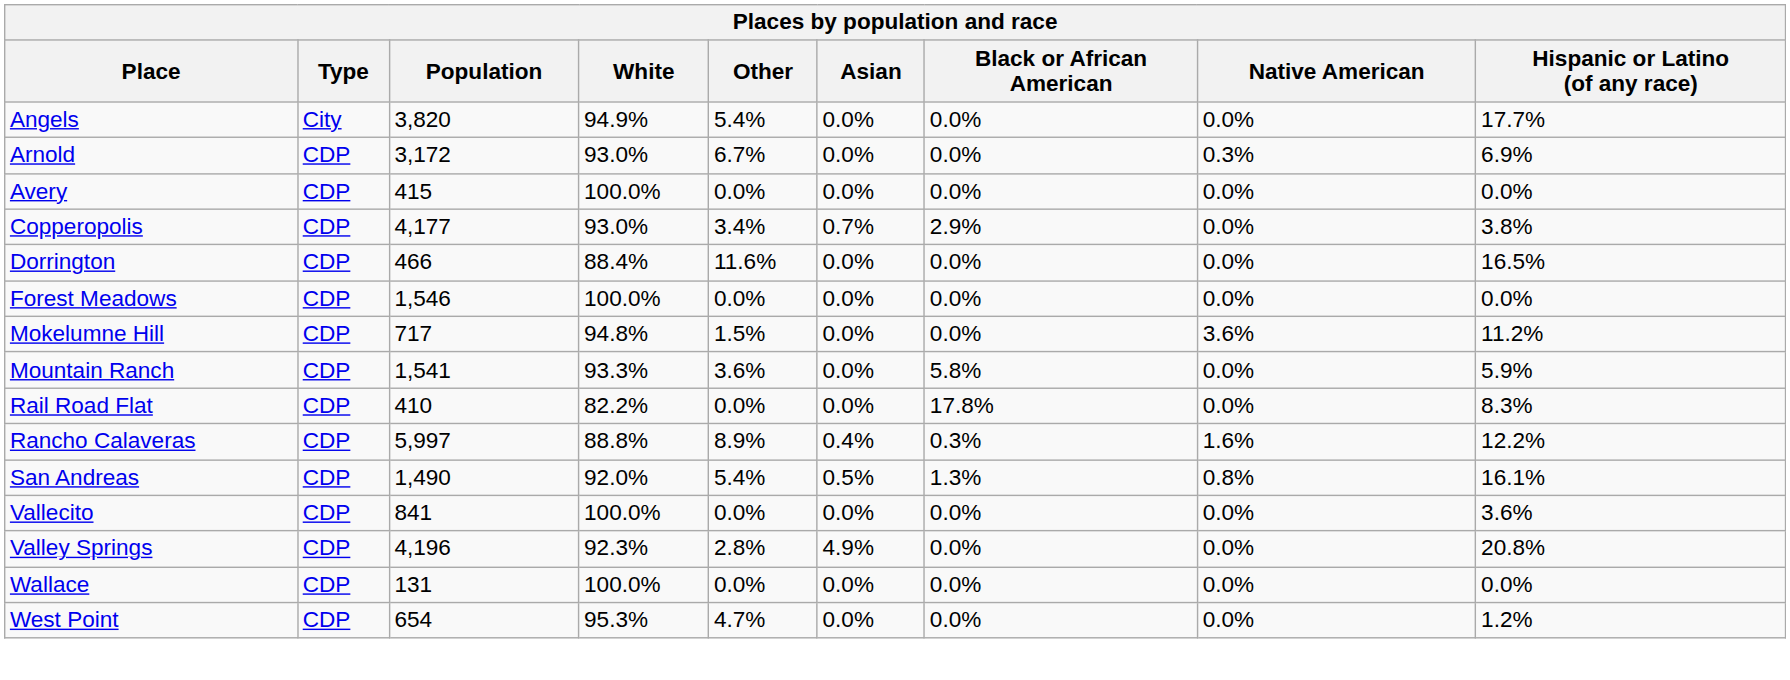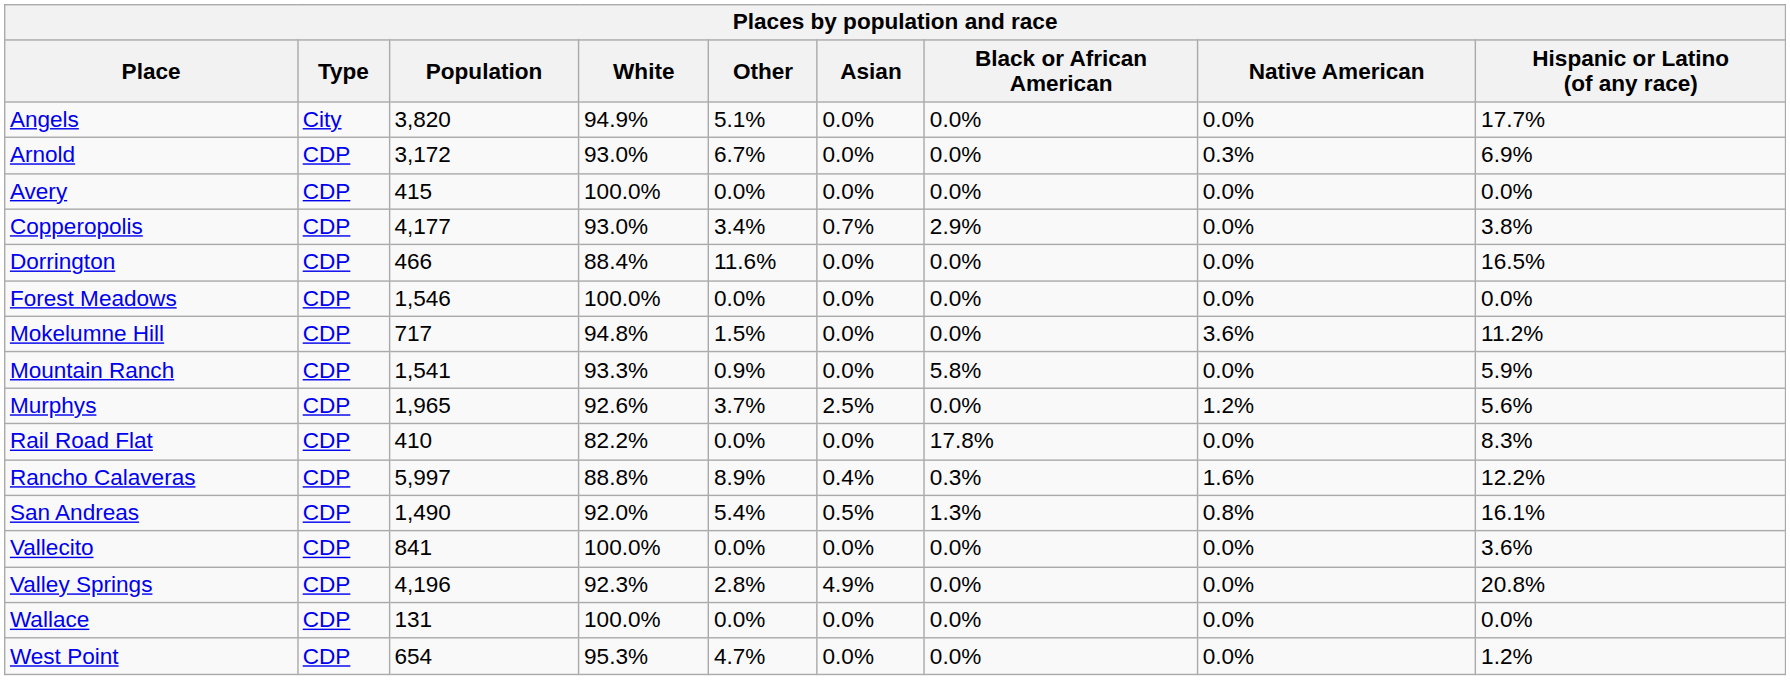(740, 119) 5.4% -> (740, 119) 5.1%
(740, 369) 3.6% -> (740, 369) 0.9%
+ row: (53, 405)
